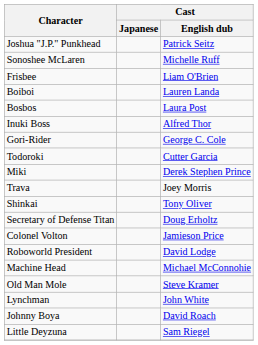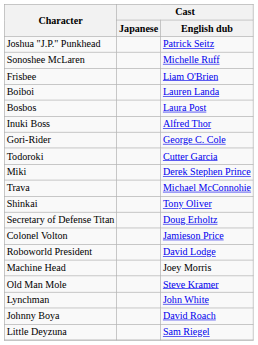(187, 188) Joey Morris -> (207, 188) Michael McConnohie
(207, 268) Michael McConnohie -> (187, 268) Joey Morris
